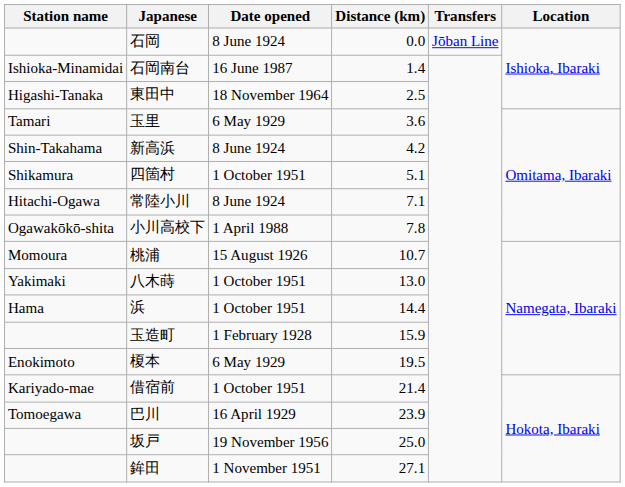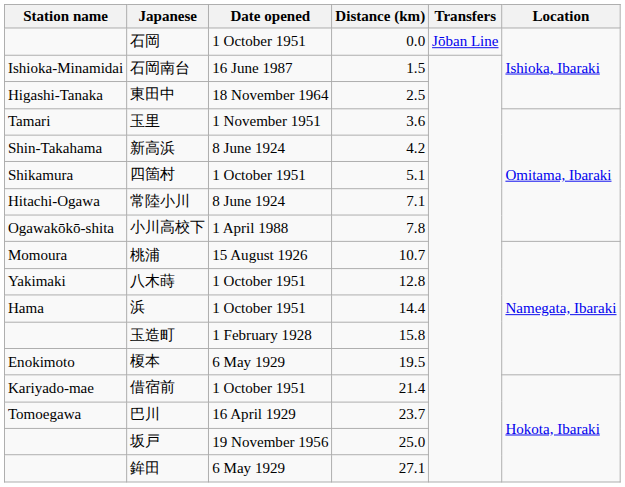(249, 41) 8 June 1924 -> (259, 41) 1 October 1951
(416, 68) 1.4 -> (416, 68) 1.5
(249, 121) 6 May 1929 -> (267, 121) 1 November 1951
(412, 281) 13.0 -> (412, 281) 12.8
(412, 335) 15.9 -> (412, 335) 15.8
(412, 415) 23.9 -> (412, 415) 23.7
(267, 468) 1 November 1951 -> (249, 468) 6 May 1929
